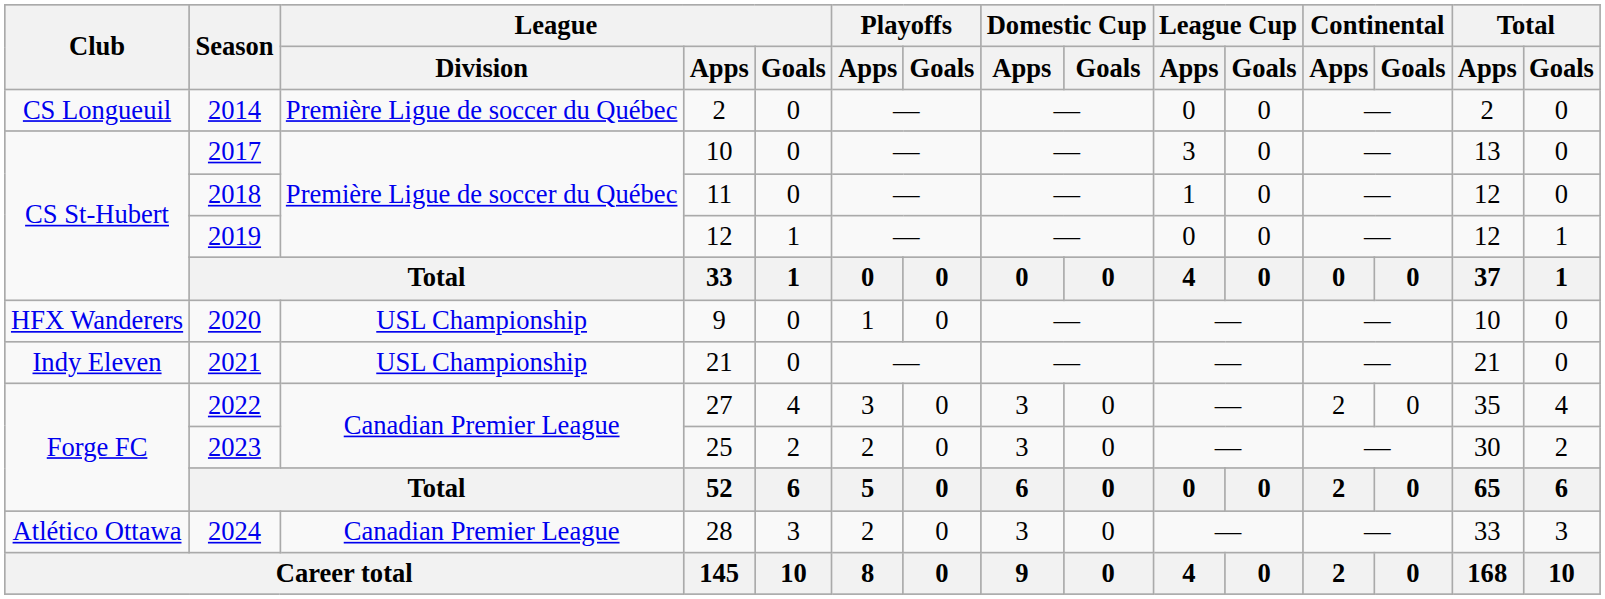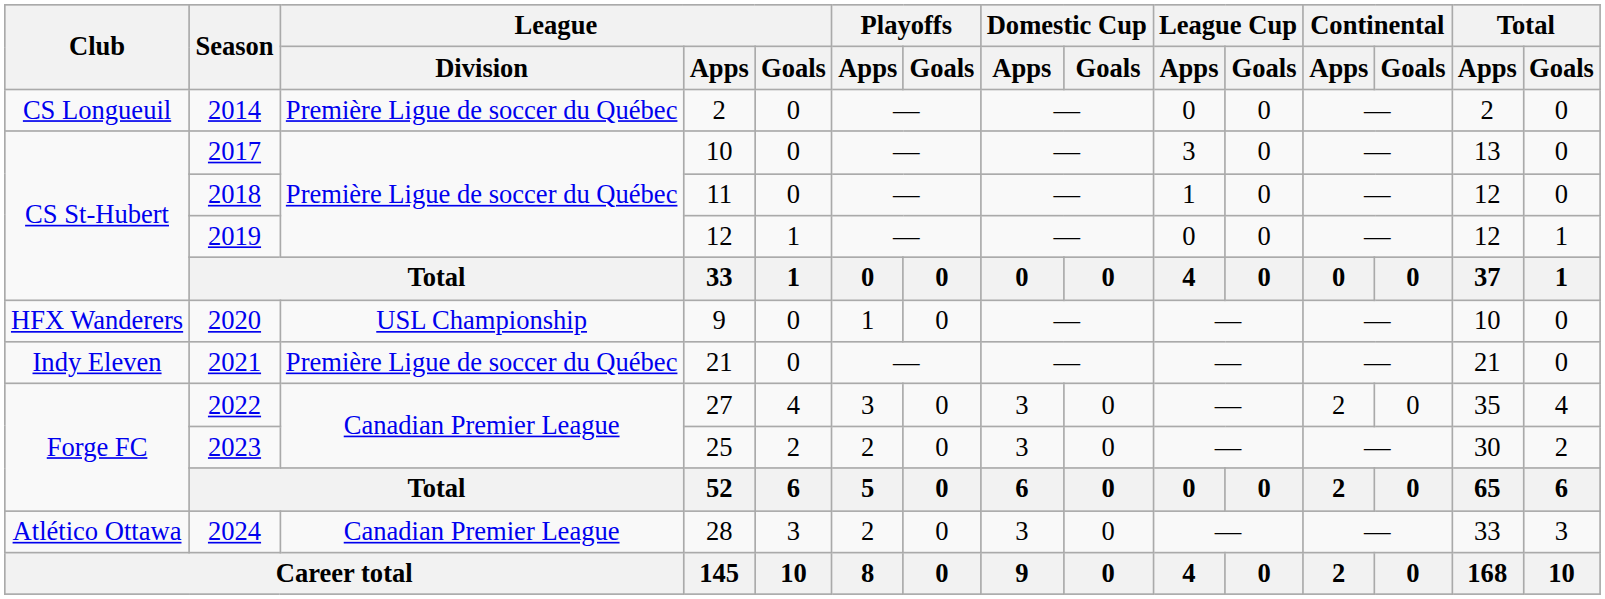(482, 362) USL Championship -> (482, 362) Première Ligue de soccer du Québec
